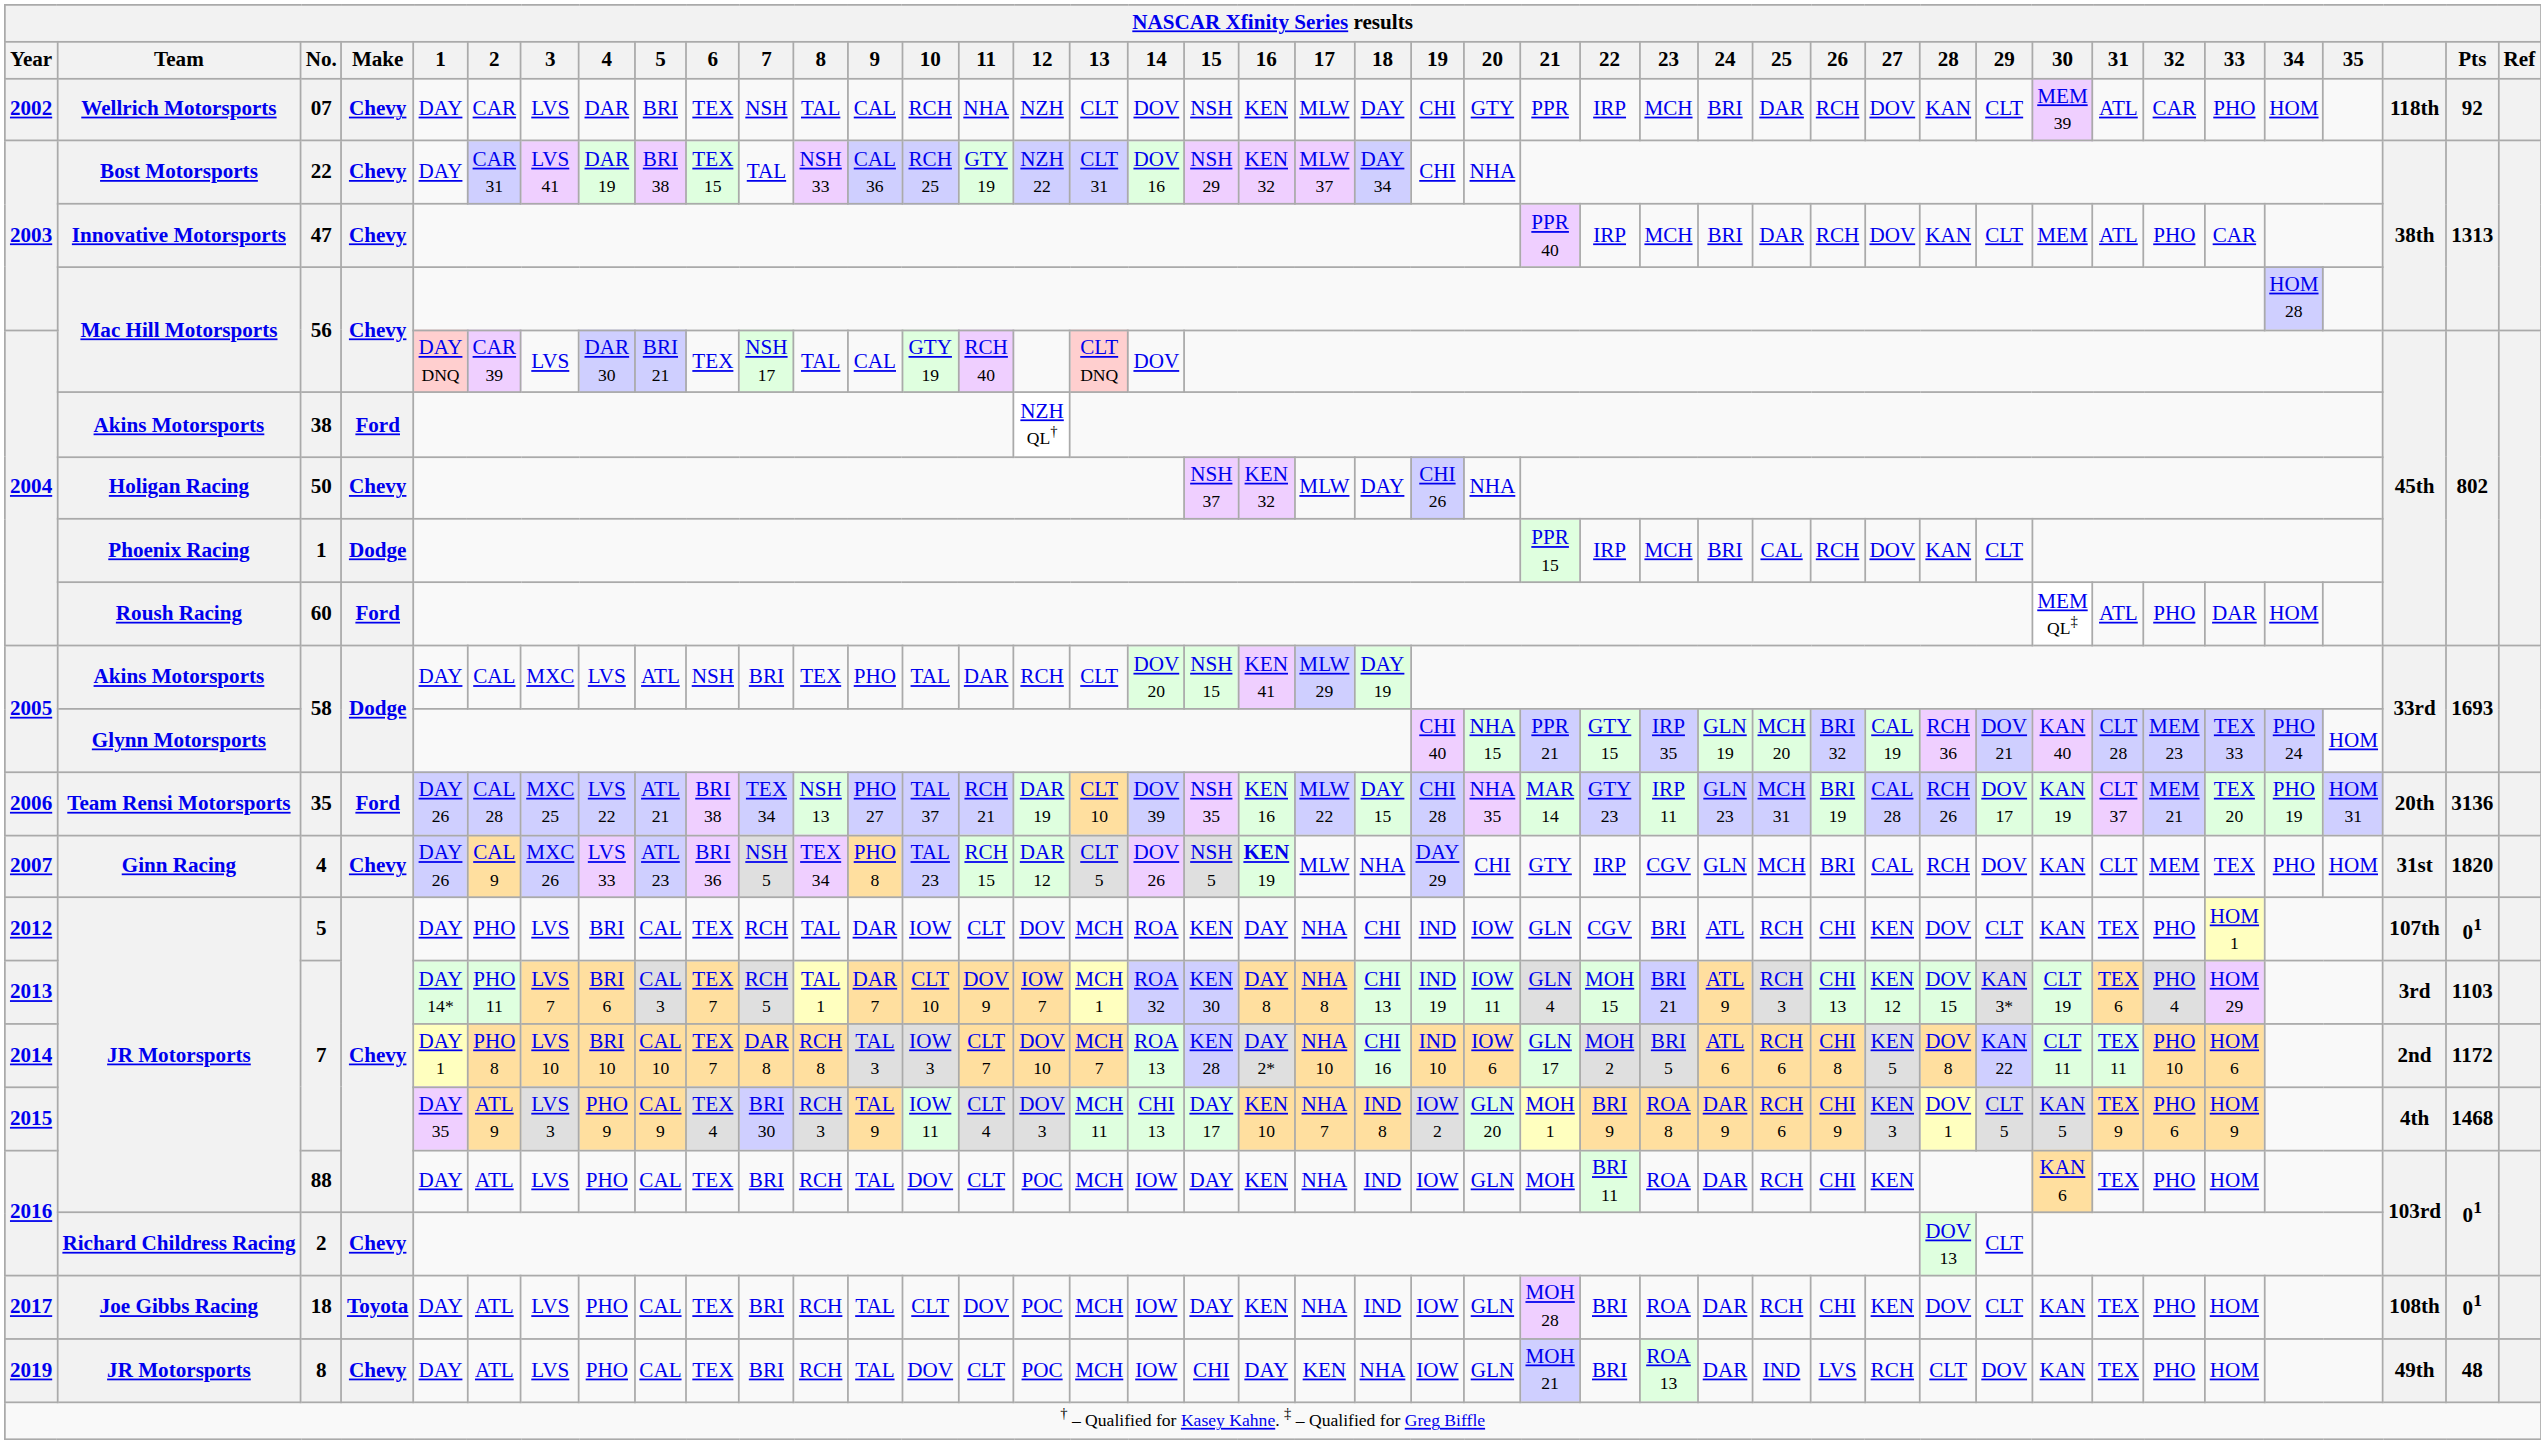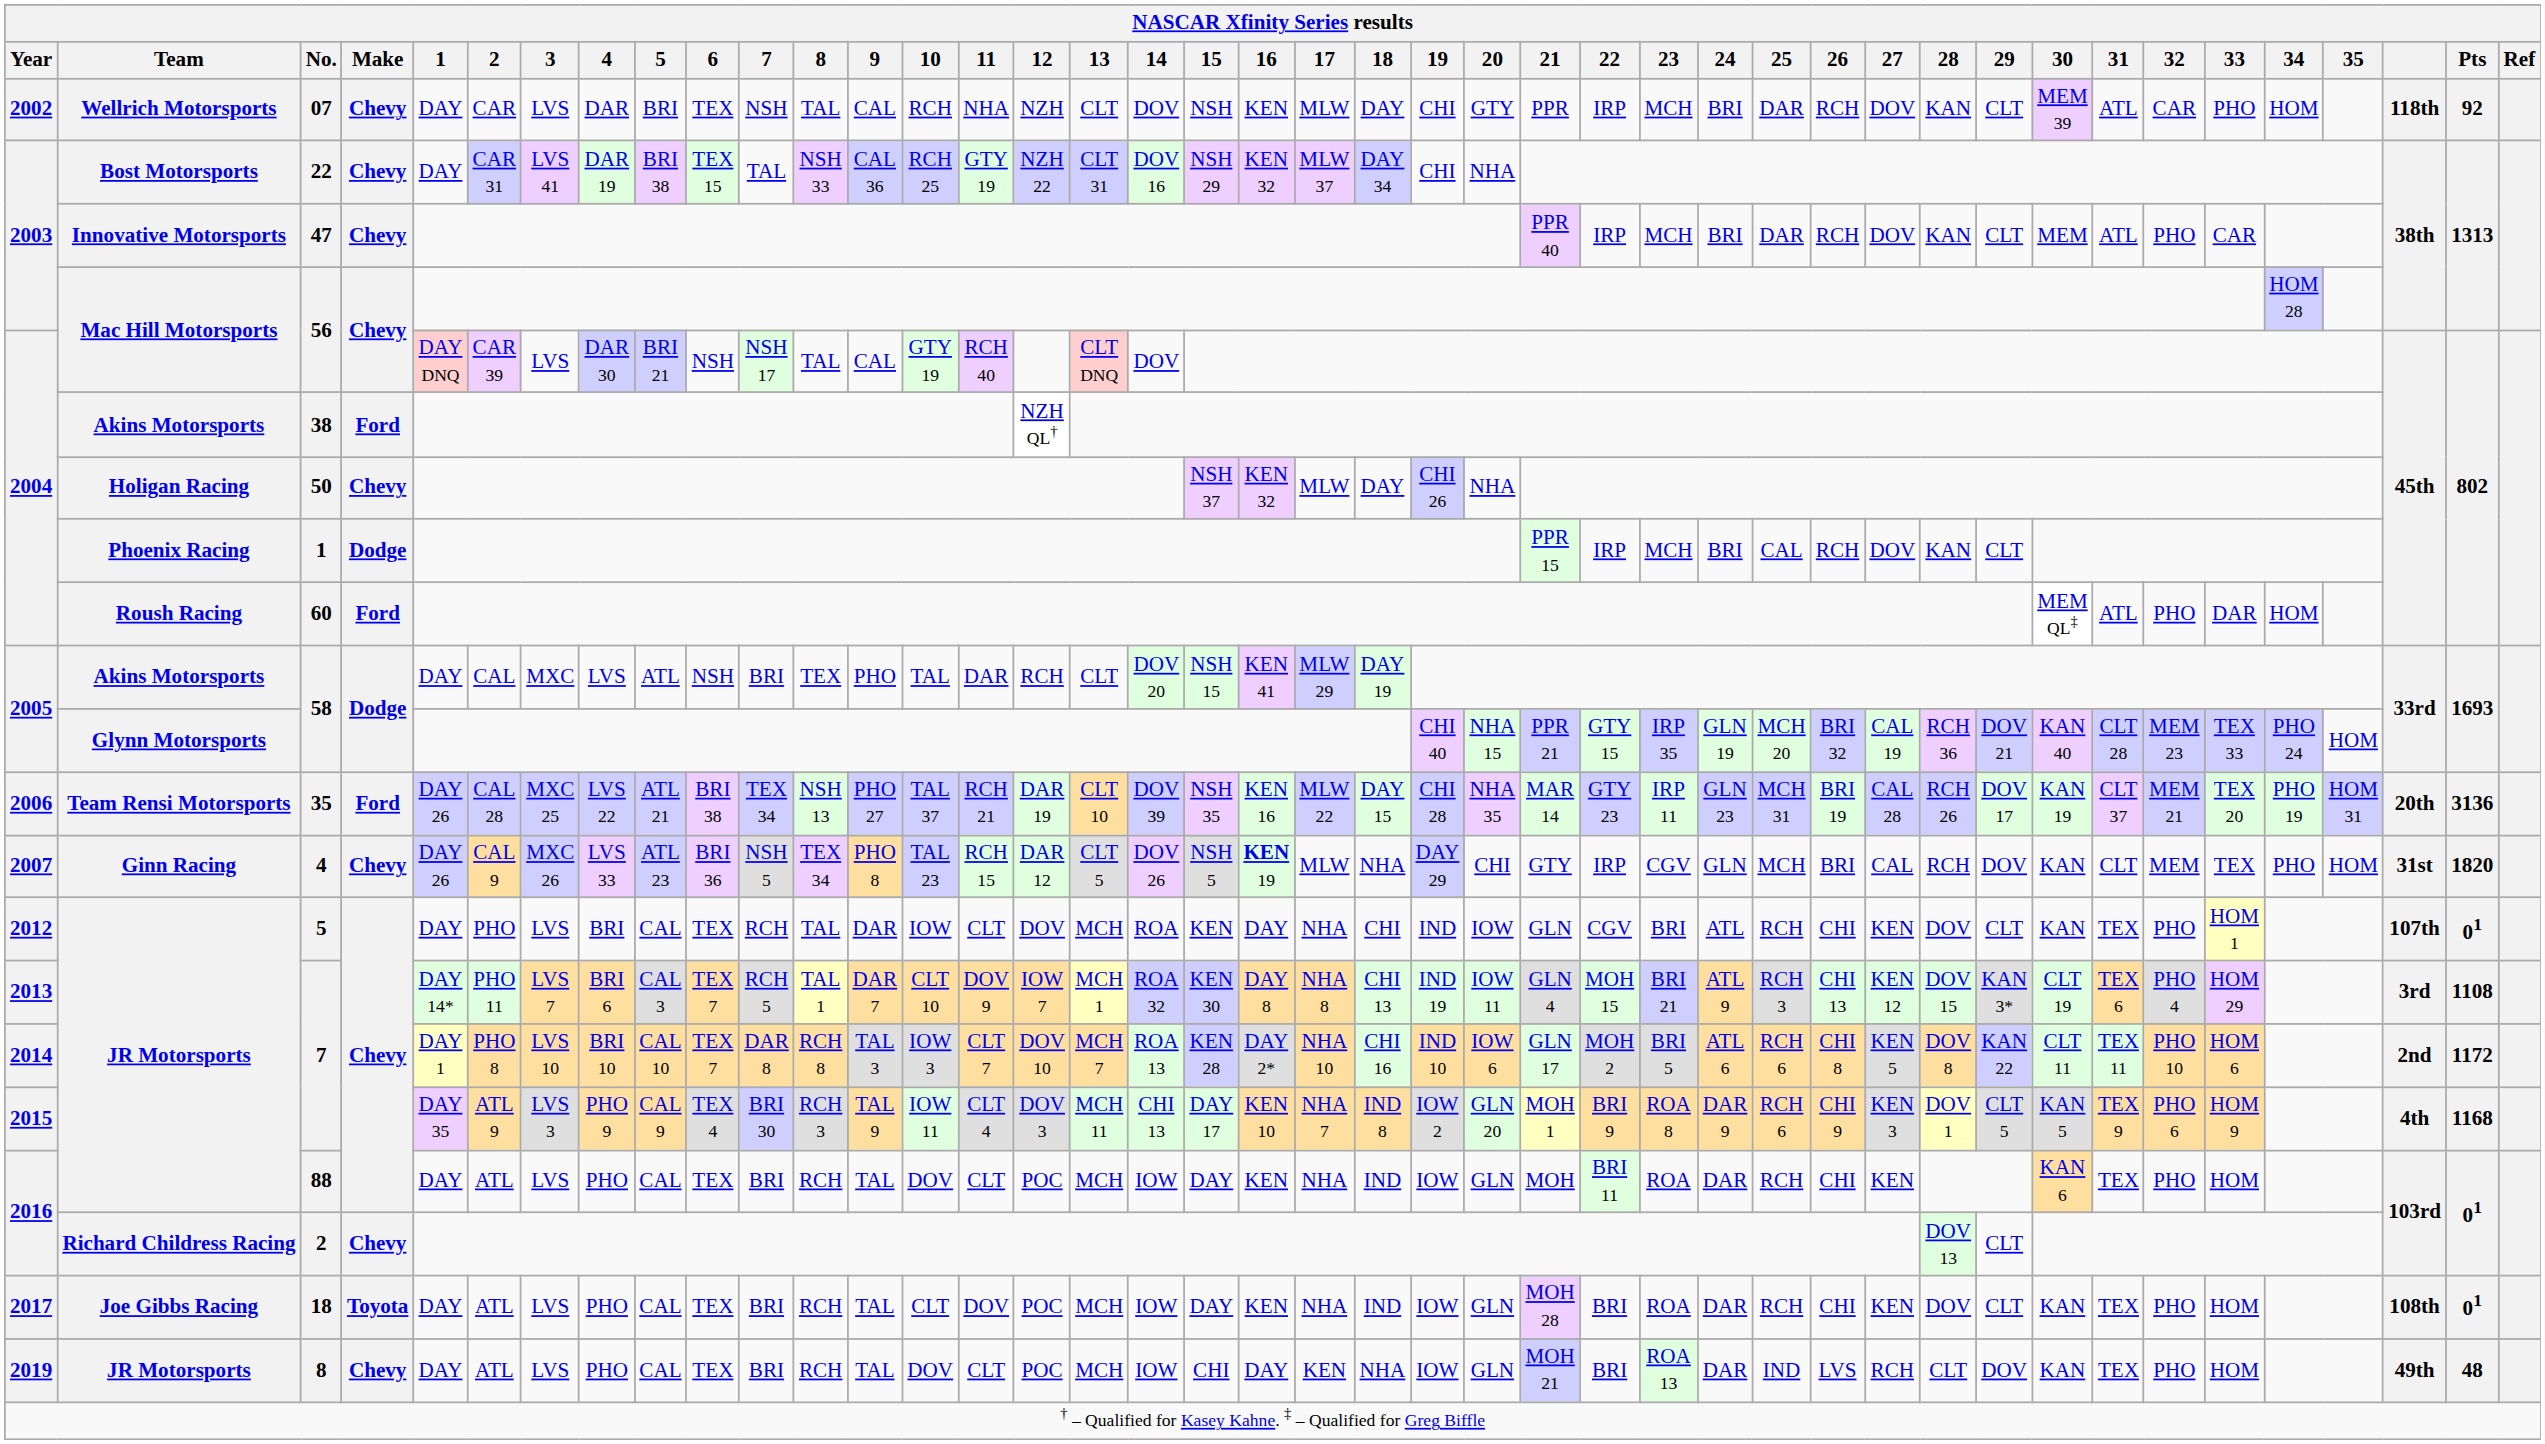(713, 361) TEX -> (713, 361) NSH
(2472, 991) 1103 -> (2472, 991) 1108
(2472, 1117) 1468 -> (2472, 1117) 1168
